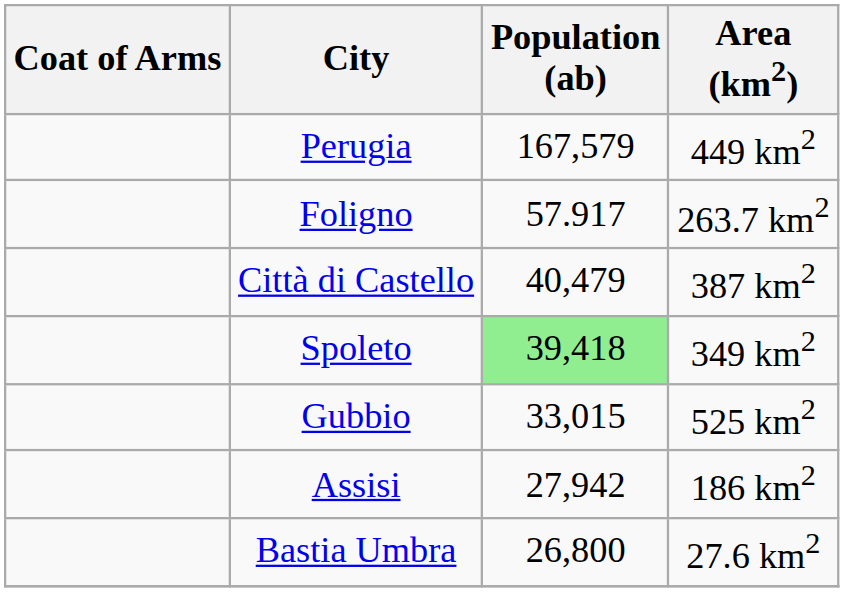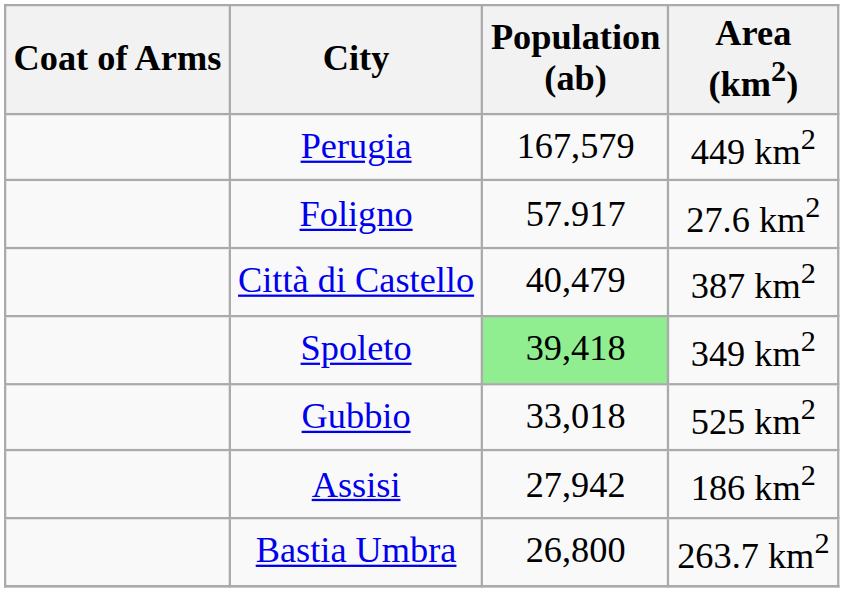(753, 213) 263.7 km2 -> (753, 213) 27.6 km2
(576, 416) 33,015 -> (576, 416) 33,018
(753, 551) 27.6 km2 -> (753, 551) 263.7 km2
